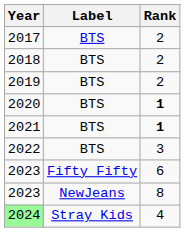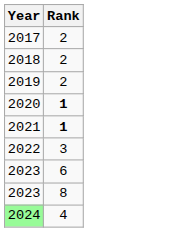- column: (92, 16)
